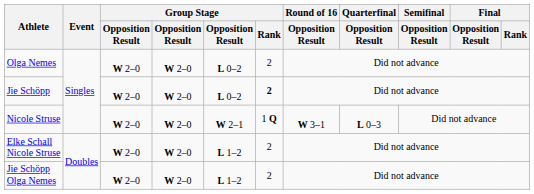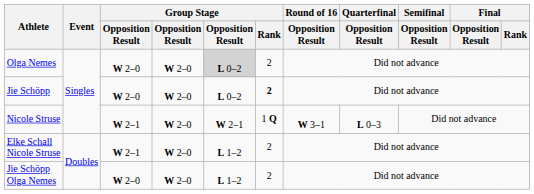(229, 69) no background -> (229, 69) lightgrey background
(126, 125) W 2–0 -> (126, 125) W 2–1
(126, 153) W 2–0 -> (126, 153) W 2–1
